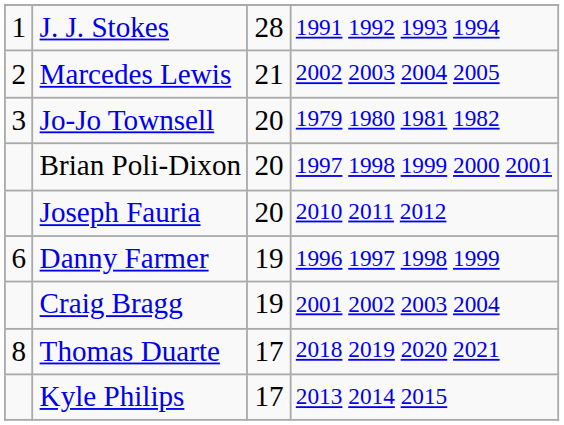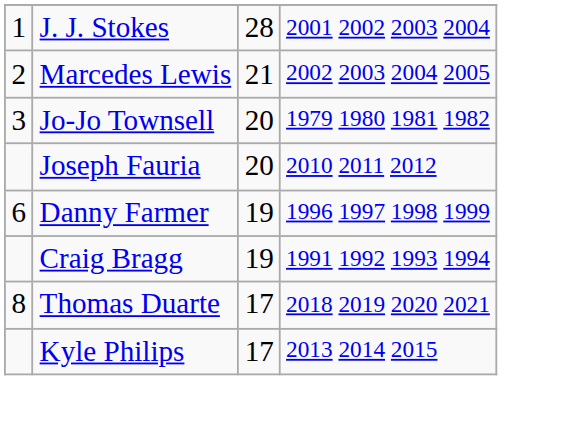(398, 27) 1991 1992 1993 1994 -> (388, 27) 2001 2002 2003 2004
- row: (140, 166)
(398, 304) 2001 2002 2003 2004 -> (388, 258) 1991 1992 1993 1994
